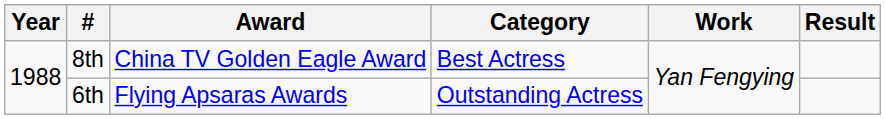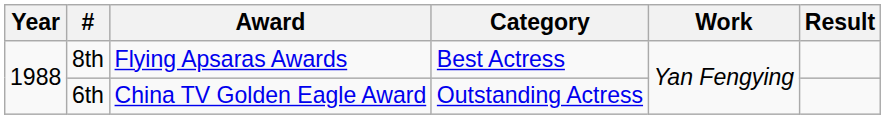(270, 59) China TV Golden Eagle Award -> (231, 59) Flying Apsaras Awards
(231, 95) Flying Apsaras Awards -> (270, 95) China TV Golden Eagle Award
